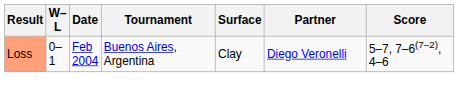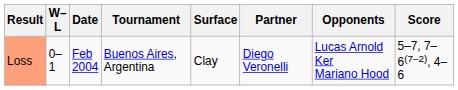+ column: (353, 20)
